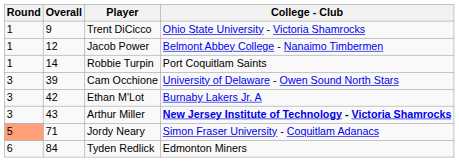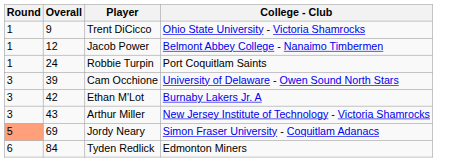(52, 64) 14 -> (52, 64) 24
(307, 115) bold -> (296, 115) normal
(52, 132) 71 -> (52, 132) 69
